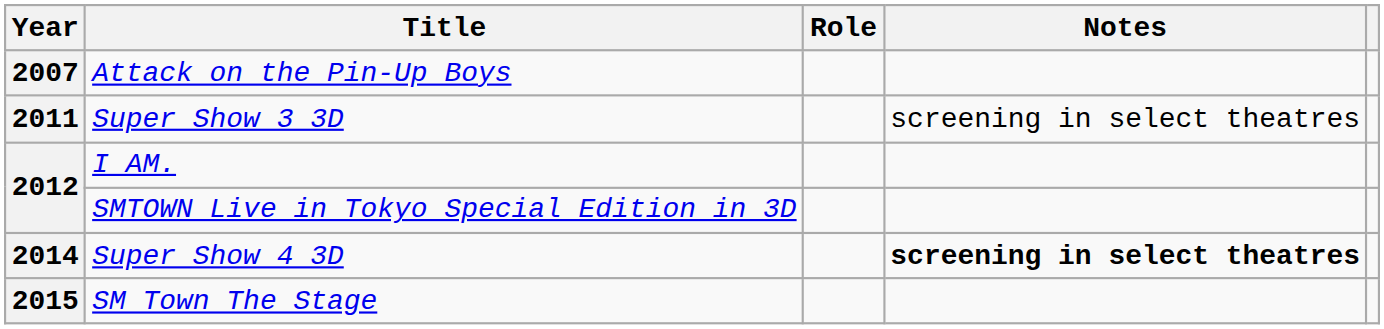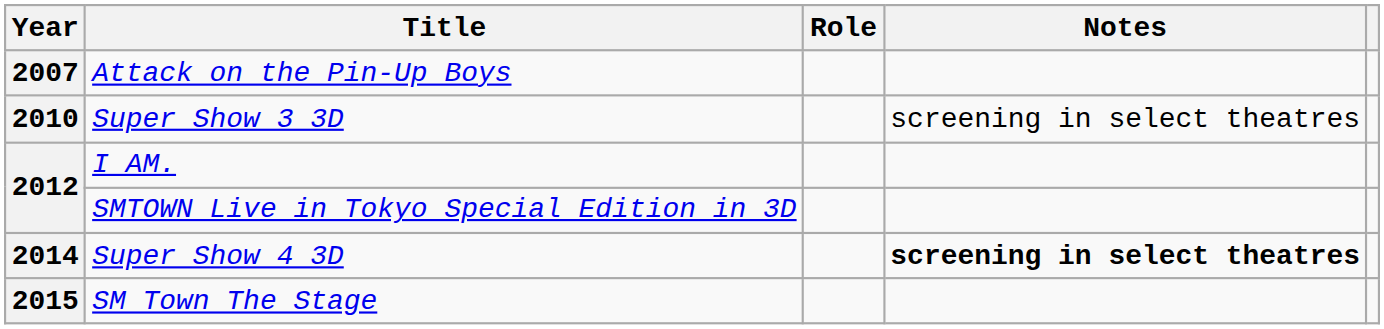(45, 119) 2011 -> (45, 119) 2010
